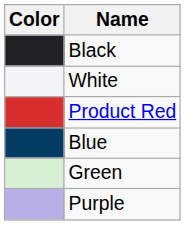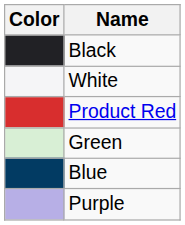rows swapped: (95, 173) <-> (88, 142)
